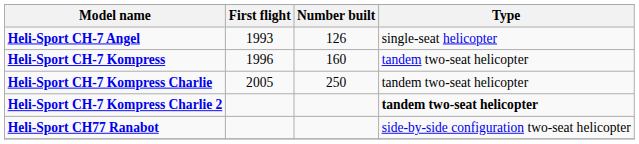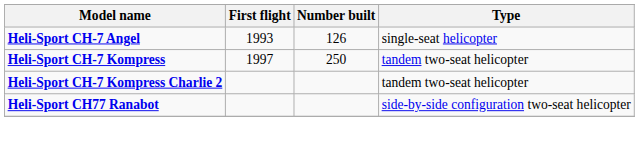(260, 60) 1996 -> (260, 60) 1997
(336, 60) 160 -> (336, 60) 250
- row: (110, 83)
(460, 105) bold -> (455, 83) normal
